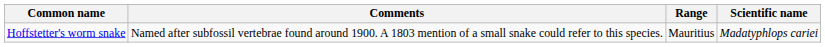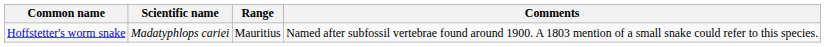columns swapped: (769, 13) <-> (397, 13)
